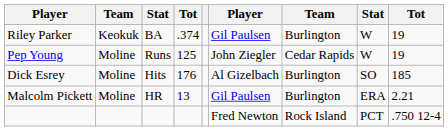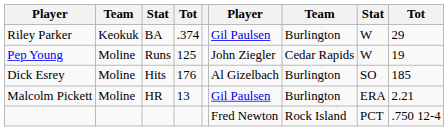(398, 34) 19 -> (398, 34) 29
